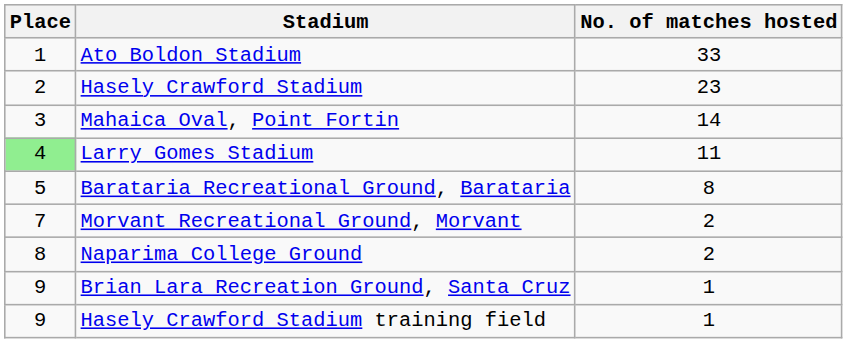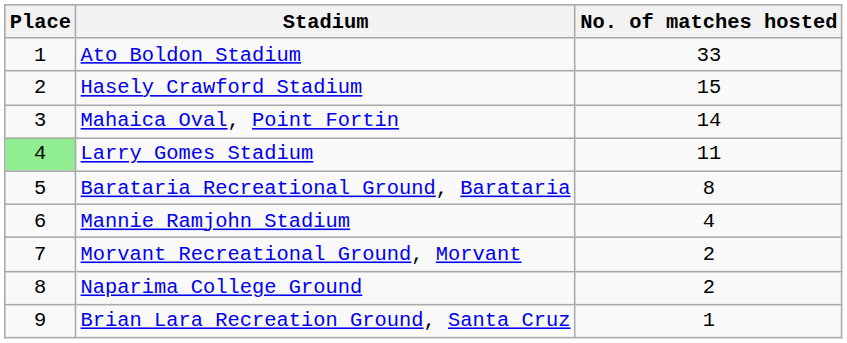(709, 88) 23 -> (709, 88) 15
+ row: (215, 221)
- row: (313, 321)
